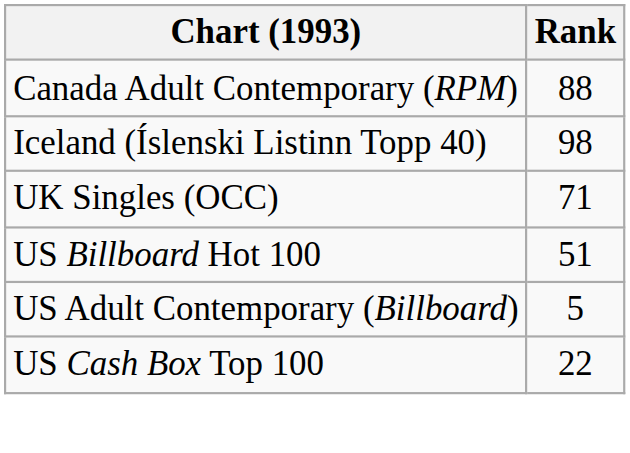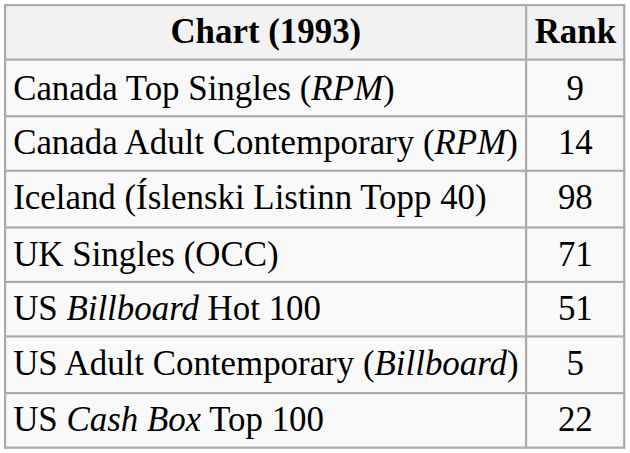+ row: (204, 87)
(575, 87) 88 -> (575, 142) 14
